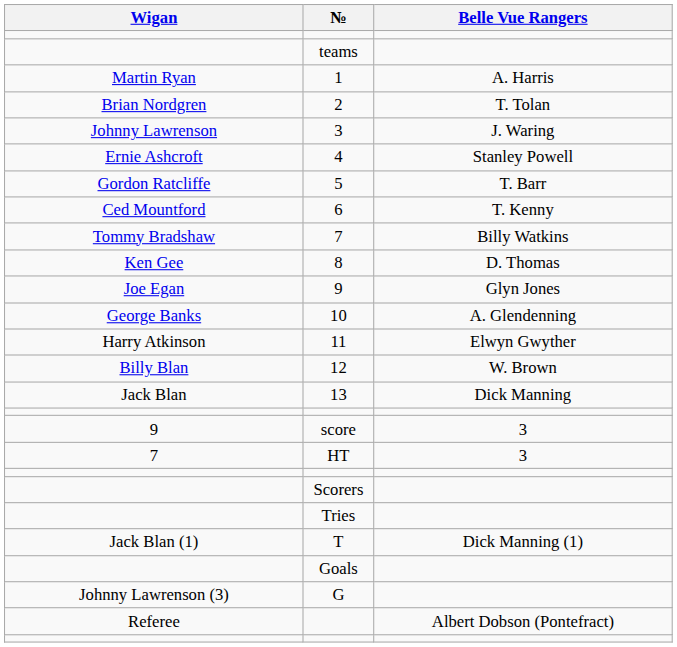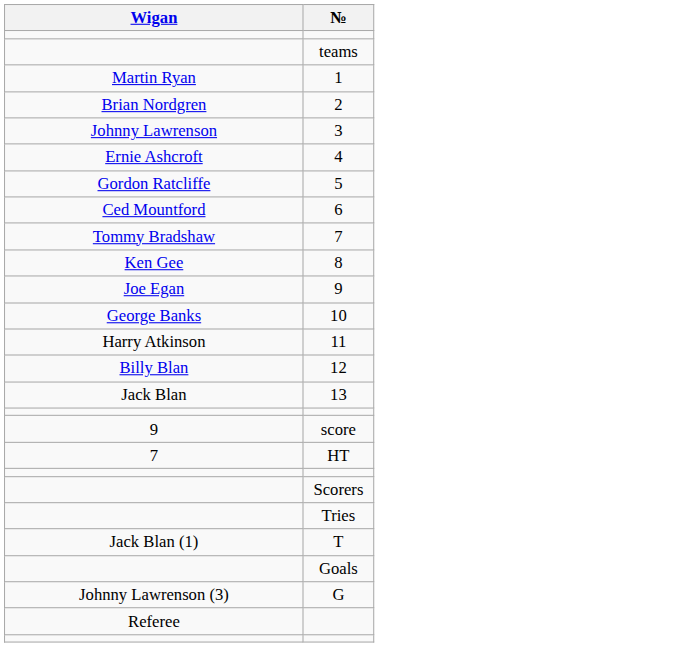- column: (523, 17)
